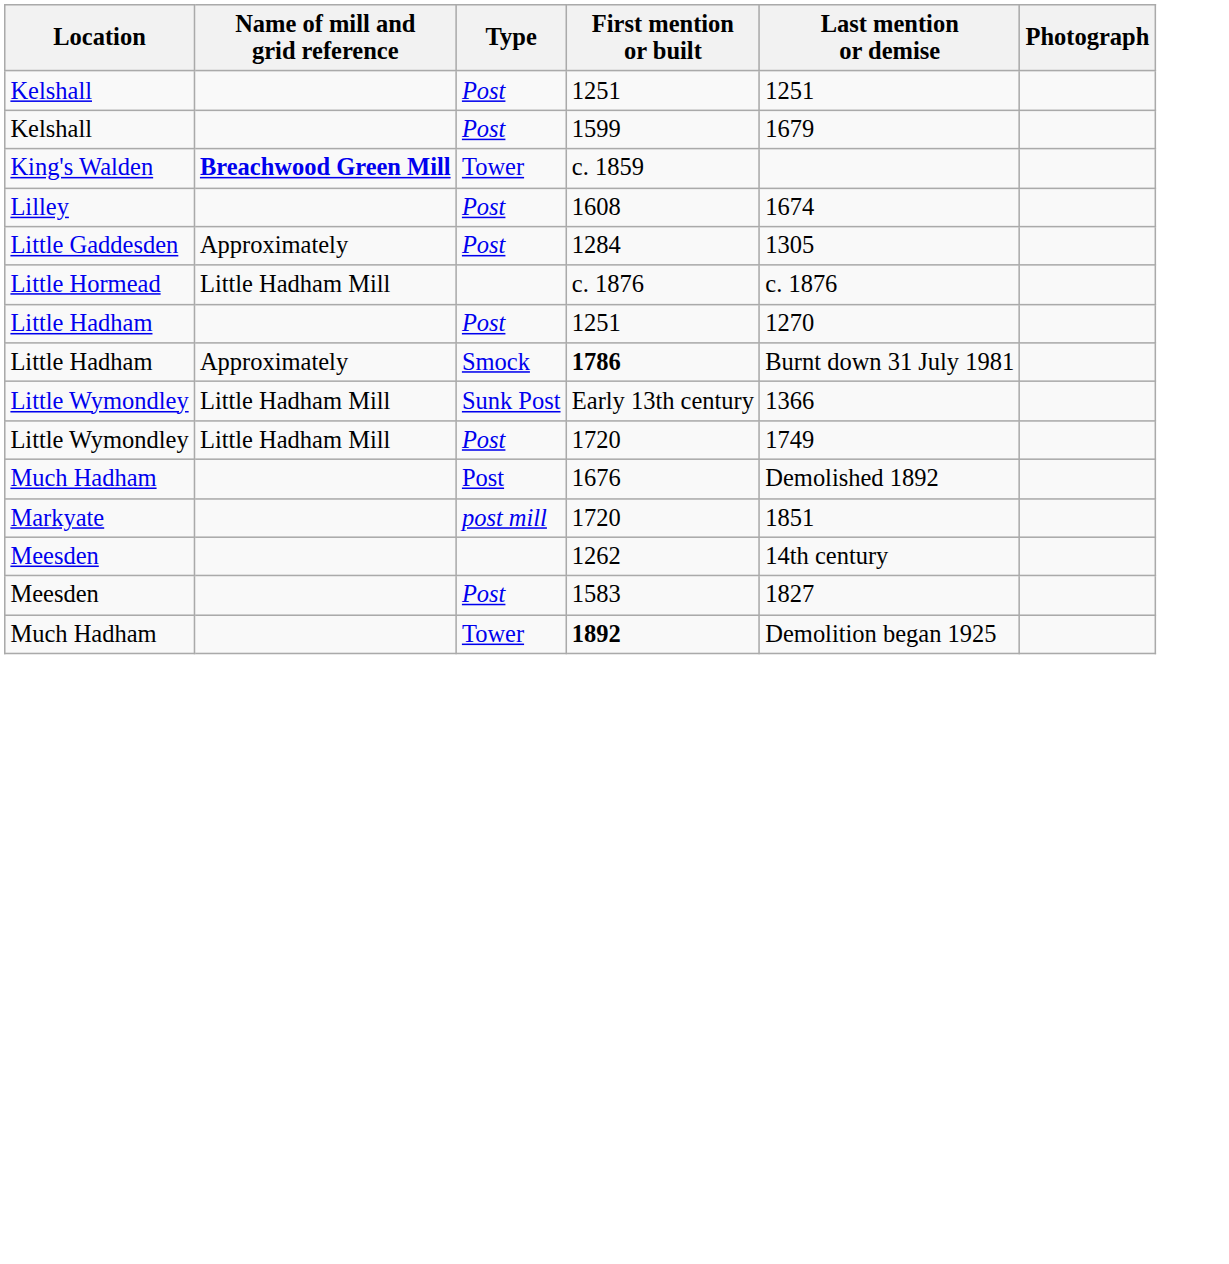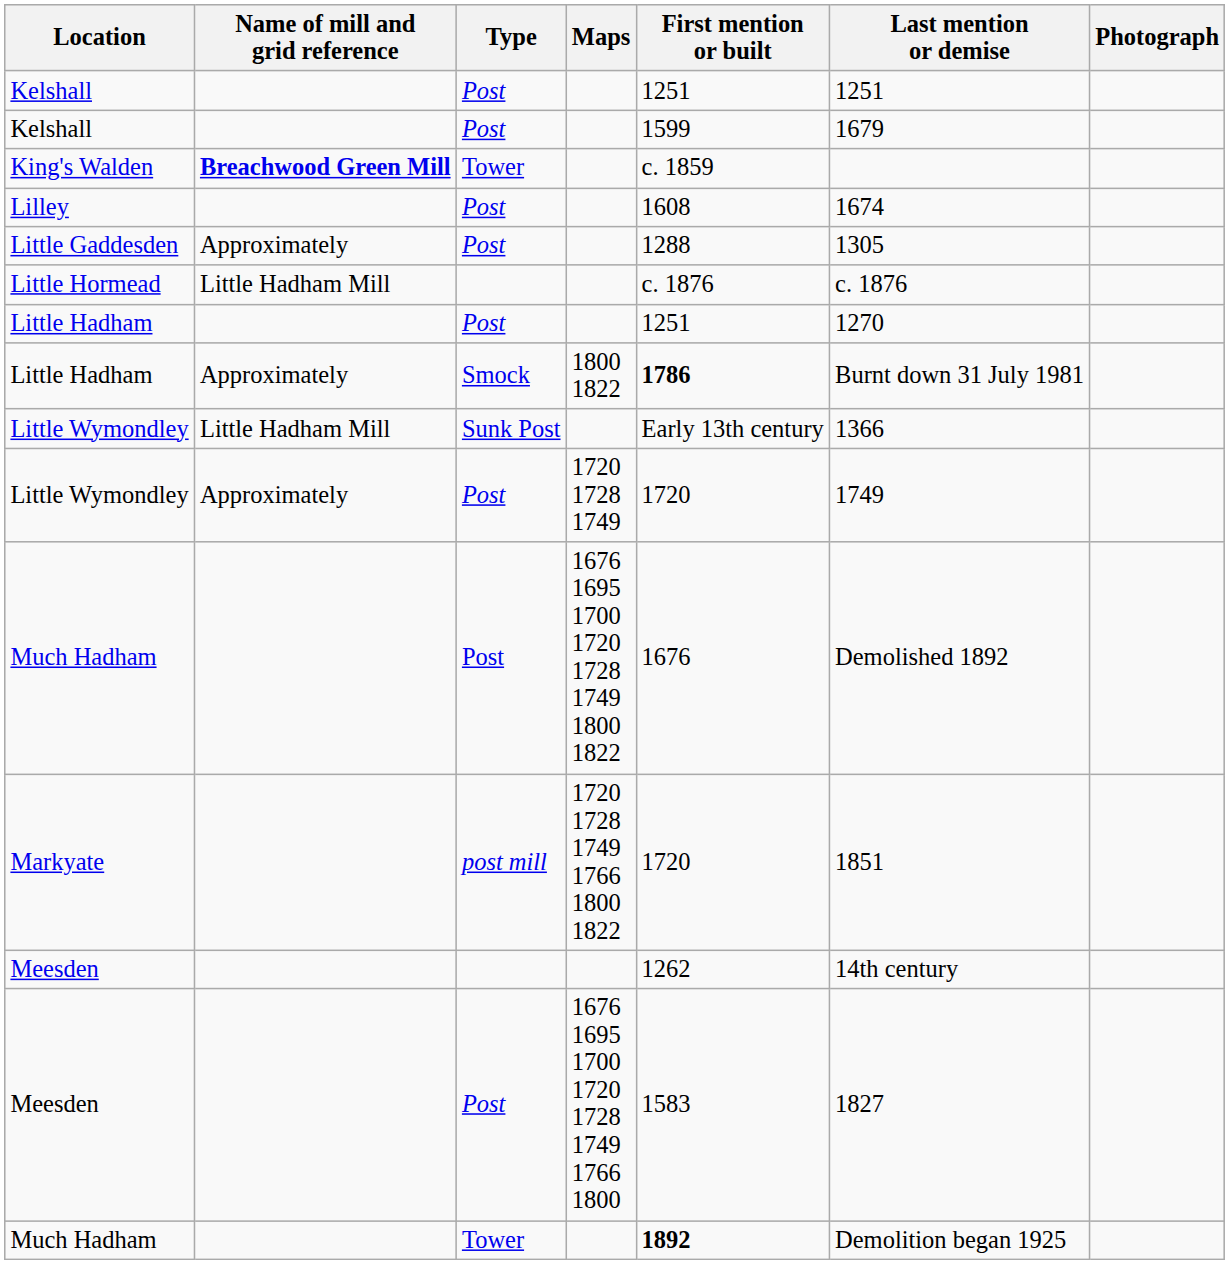+ column: (601, 37)
(596, 245) 1284 -> (666, 245) 1288
(295, 439) Little Hadham Mill -> (274, 494) Approximately
